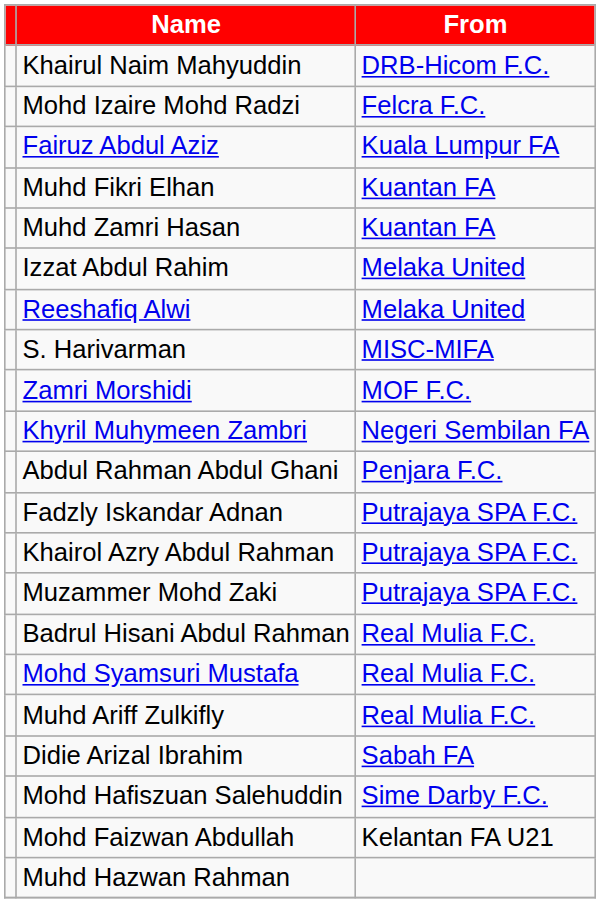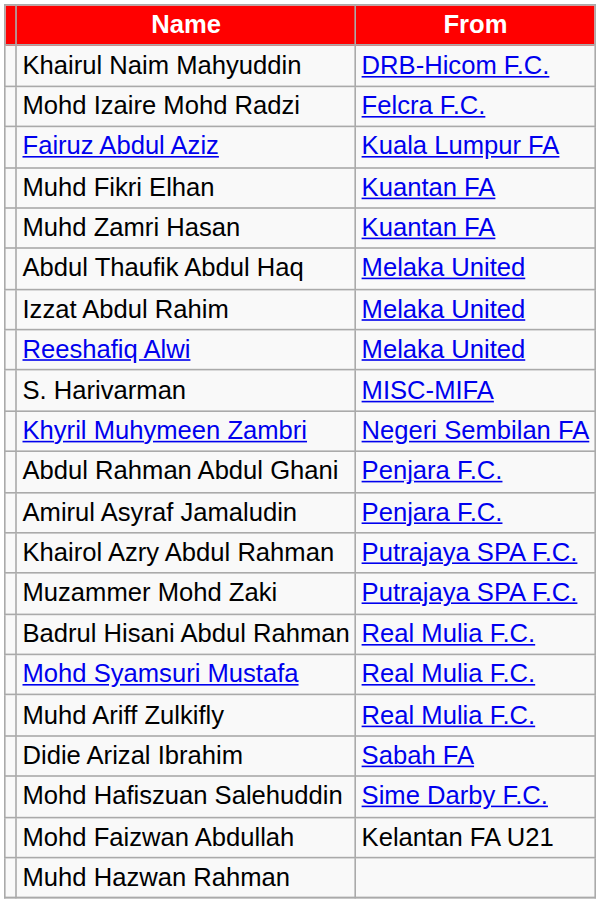+ row: (163, 268)
- row: (107, 390)
+ row: (160, 512)
- row: (153, 512)
